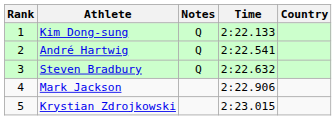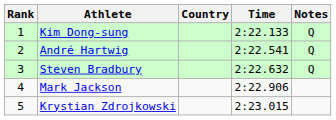columns swapped: (304, 14) <-> (198, 14)
